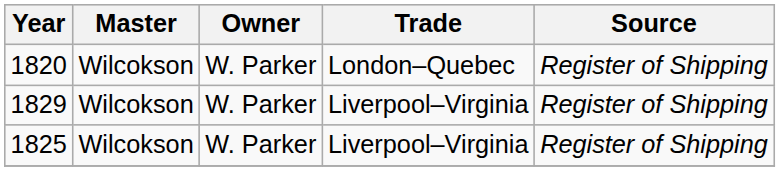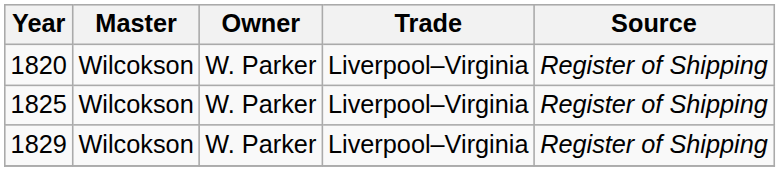(421, 64) London–Quebec -> (428, 64) Liverpool–Virginia
rows swapped: (39, 144) <-> (39, 104)
